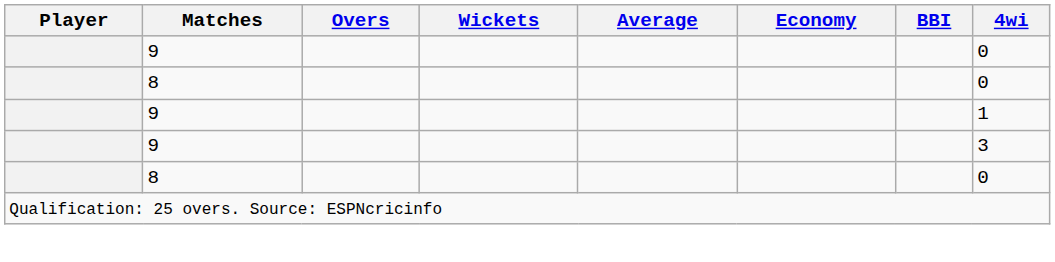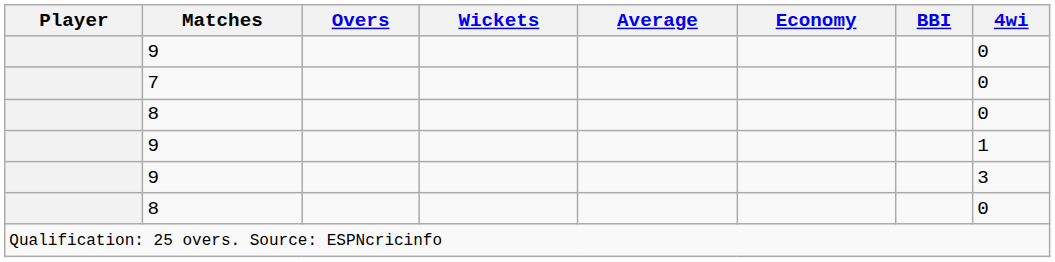+ row: (74, 83)
